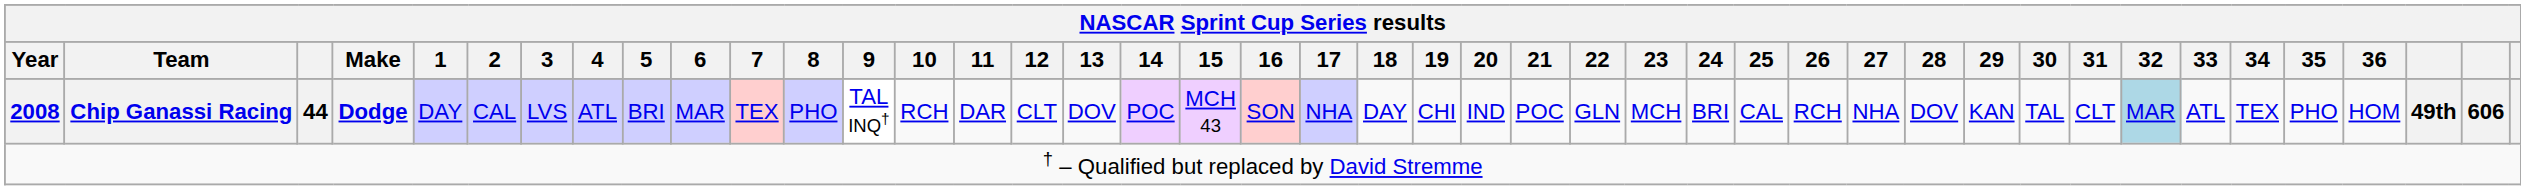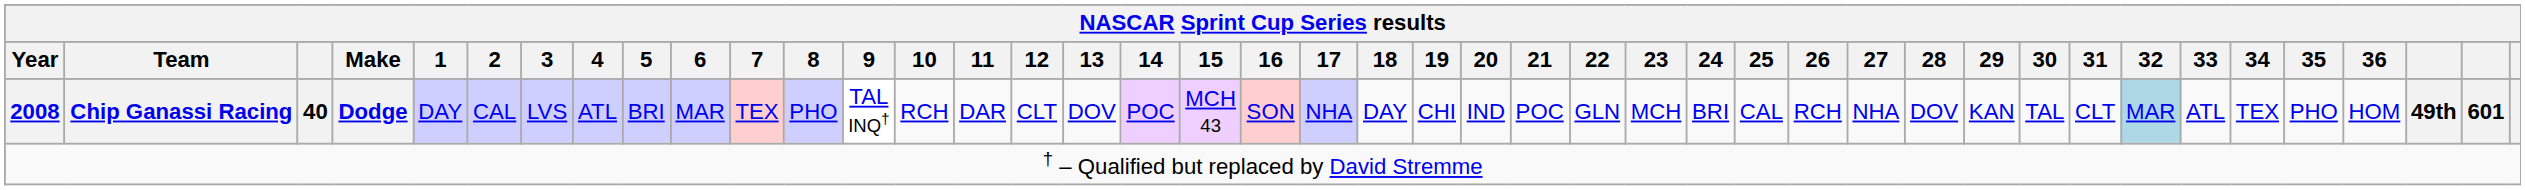(315, 111) 44 -> (315, 111) 40
(2486, 111) 606 -> (2486, 111) 601
